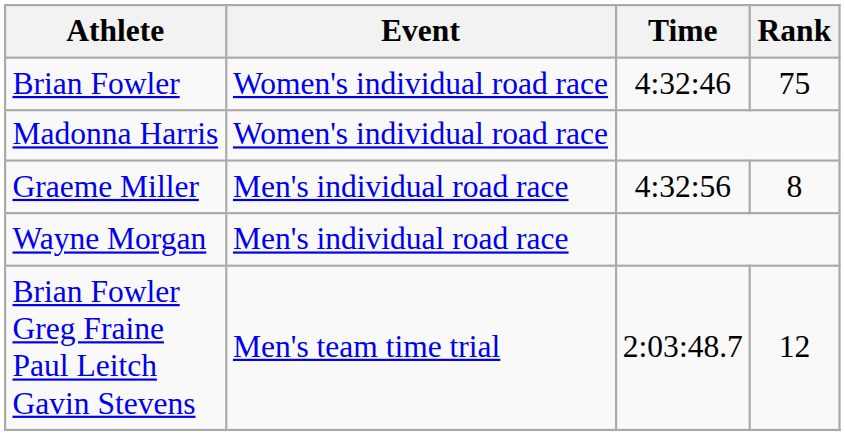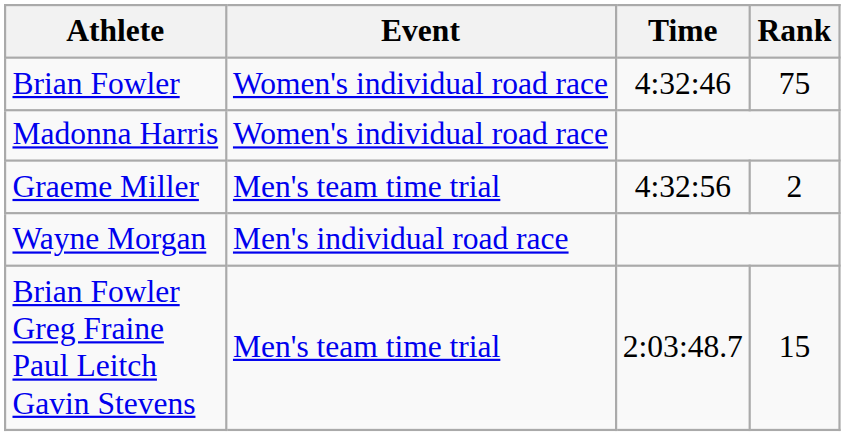(401, 186) Men's individual road race -> (367, 186) Men's team time trial
(794, 186) 8 -> (794, 186) 2
(794, 346) 12 -> (794, 346) 15
